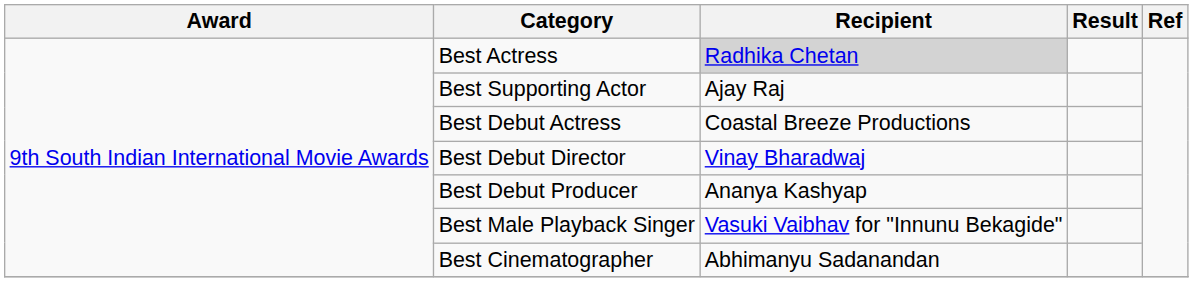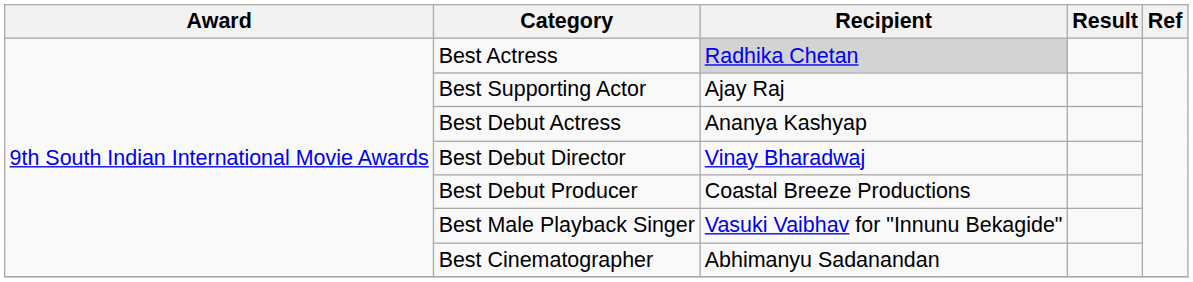(838, 123) Coastal Breeze Productions -> (786, 123) Ananya Kashyap
(786, 191) Ananya Kashyap -> (838, 191) Coastal Breeze Productions
